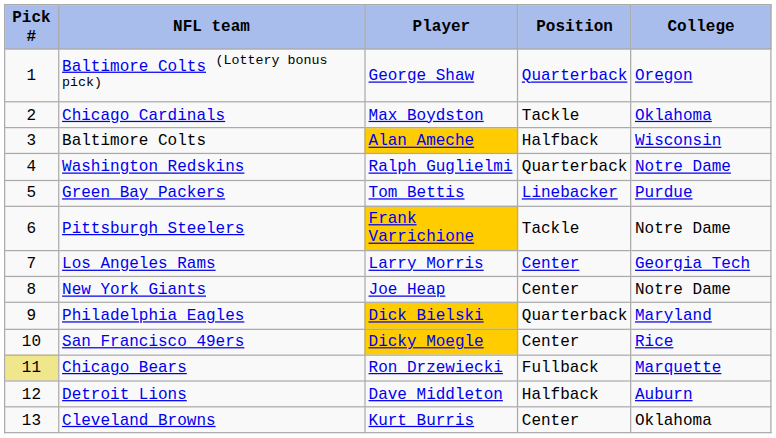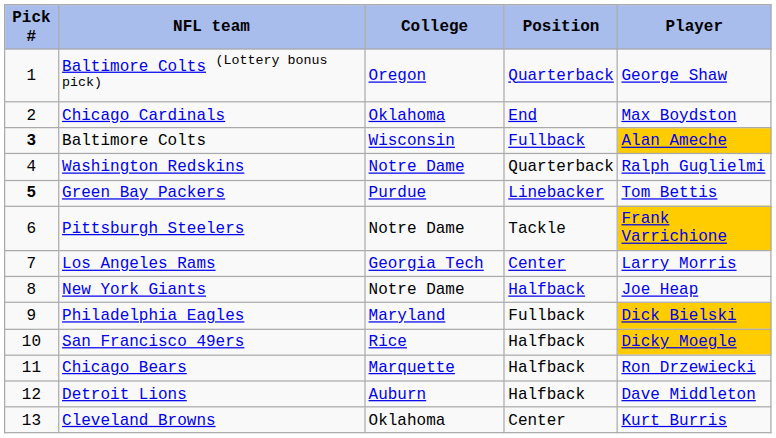columns swapped: (441, 27) <-> (701, 27)
(551, 115) Tackle -> (523, 115) End
(31, 141) normal -> (31, 141) bold
(560, 141) Halfback -> (547, 141) Fullback
(31, 193) normal -> (31, 193) bold
(551, 290) Center -> (547, 290) Halfback
(575, 316) Quarterback -> (547, 316) Fullback
(551, 342) Center -> (547, 342) Halfback
(31, 368) khaki background -> (31, 368) no background
(560, 368) Fullback -> (547, 368) Halfback
